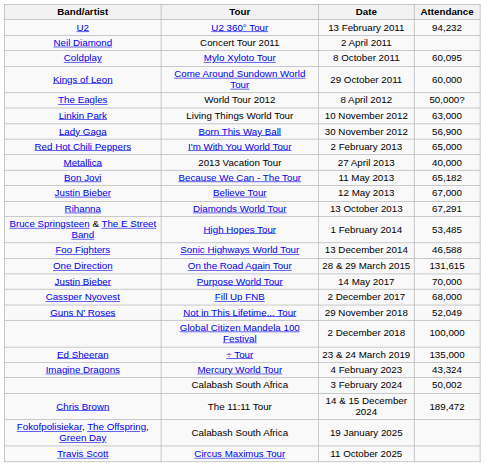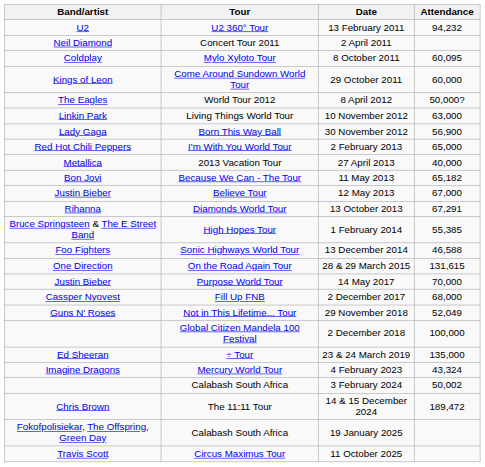(447, 229) 53,485 -> (447, 229) 55,385
